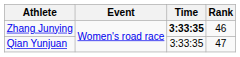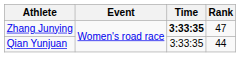(221, 29) 46 -> (221, 29) 47
(221, 45) 47 -> (221, 45) 44
